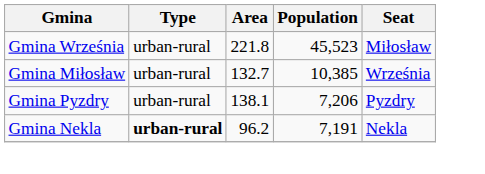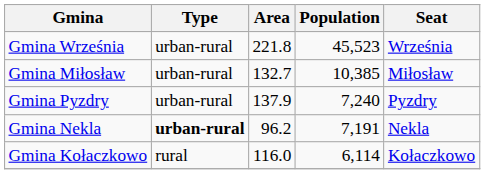(398, 45) Miłosław -> (420, 45) Września
(398, 73) Września -> (421, 73) Miłosław
(250, 100) 138.1 -> (272, 100) 137.9
(338, 100) 7,206 -> (360, 100) 7,240
+ row: (78, 155)
